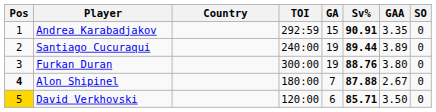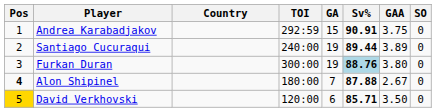(395, 30) 3.35 -> (395, 30) 3.75
(361, 64) no background -> (361, 64) lightblue background
